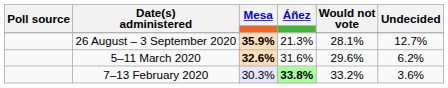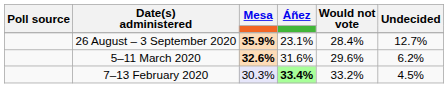(297, 41) 21.3% -> (297, 41) 23.1%
(347, 41) 28.1% -> (347, 41) 28.4%
(297, 75) 33.8% -> (297, 75) 33.4%
(411, 75) 3.6% -> (411, 75) 4.5%
